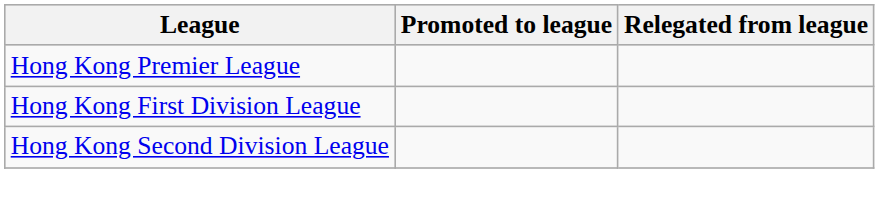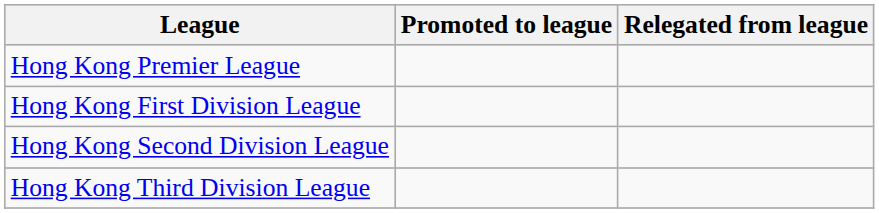+ row: (190, 187)
